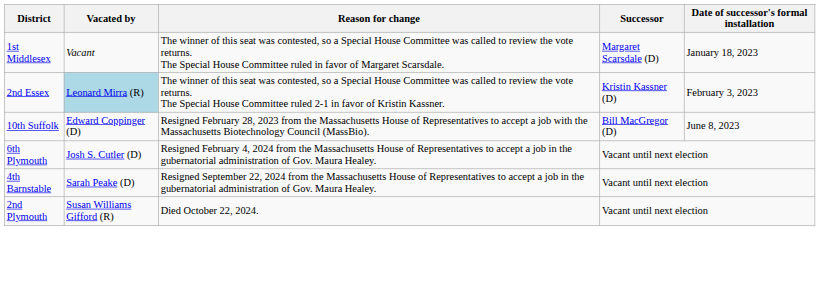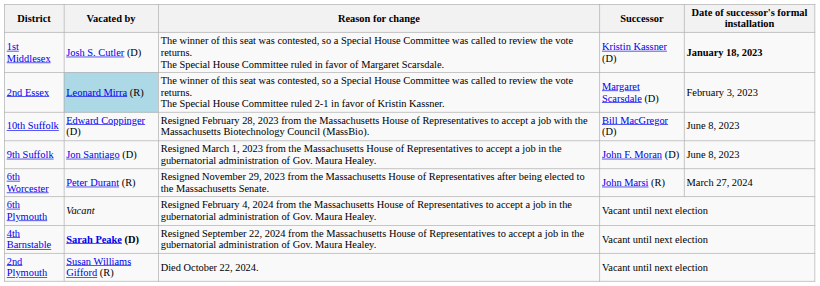(80, 52) Vacant -> (104, 52) Josh S. Cutler (D)
(630, 52) Margaret Scarsdale (D) -> (634, 52) Kristin Kassner (D)
(722, 52) normal -> (725, 52) bold
(634, 92) Kristin Kassner (D) -> (630, 92) Margaret Scarsdale (D)
+ row: (30, 154)
+ row: (28, 182)
(104, 154) Josh S. Cutler (D) -> (80, 211) Vacant
(100, 182) normal -> (103, 239) bold
